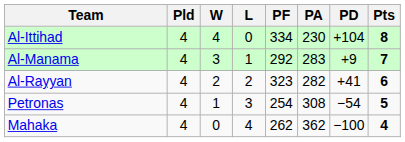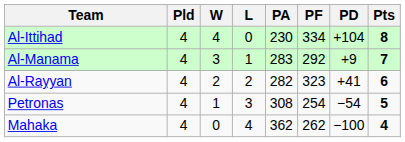columns swapped: (281, 15) <-> (314, 15)
